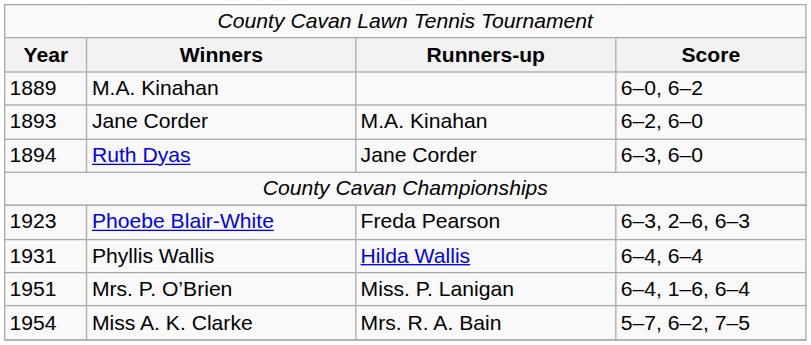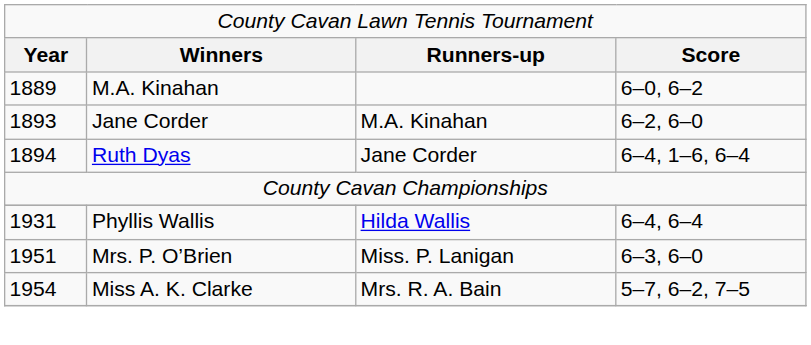(662, 155) 6–3, 6–0 -> (685, 155) 6–4, 1–6, 6–4
- row: (183, 222)
(685, 289) 6–4, 1–6, 6–4 -> (662, 255) 6–3, 6–0
